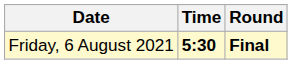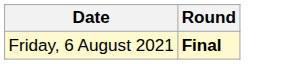- column: (201, 18)
